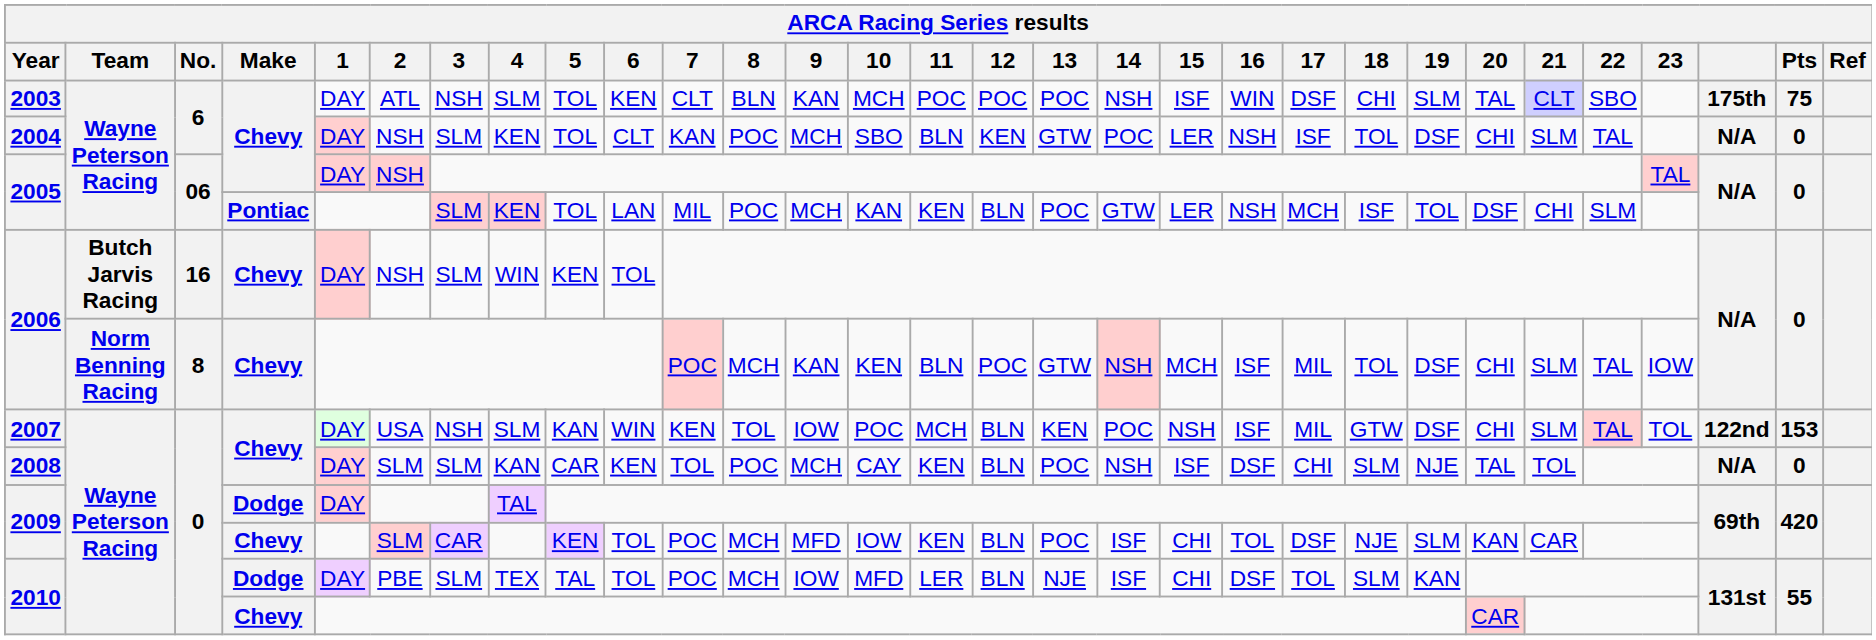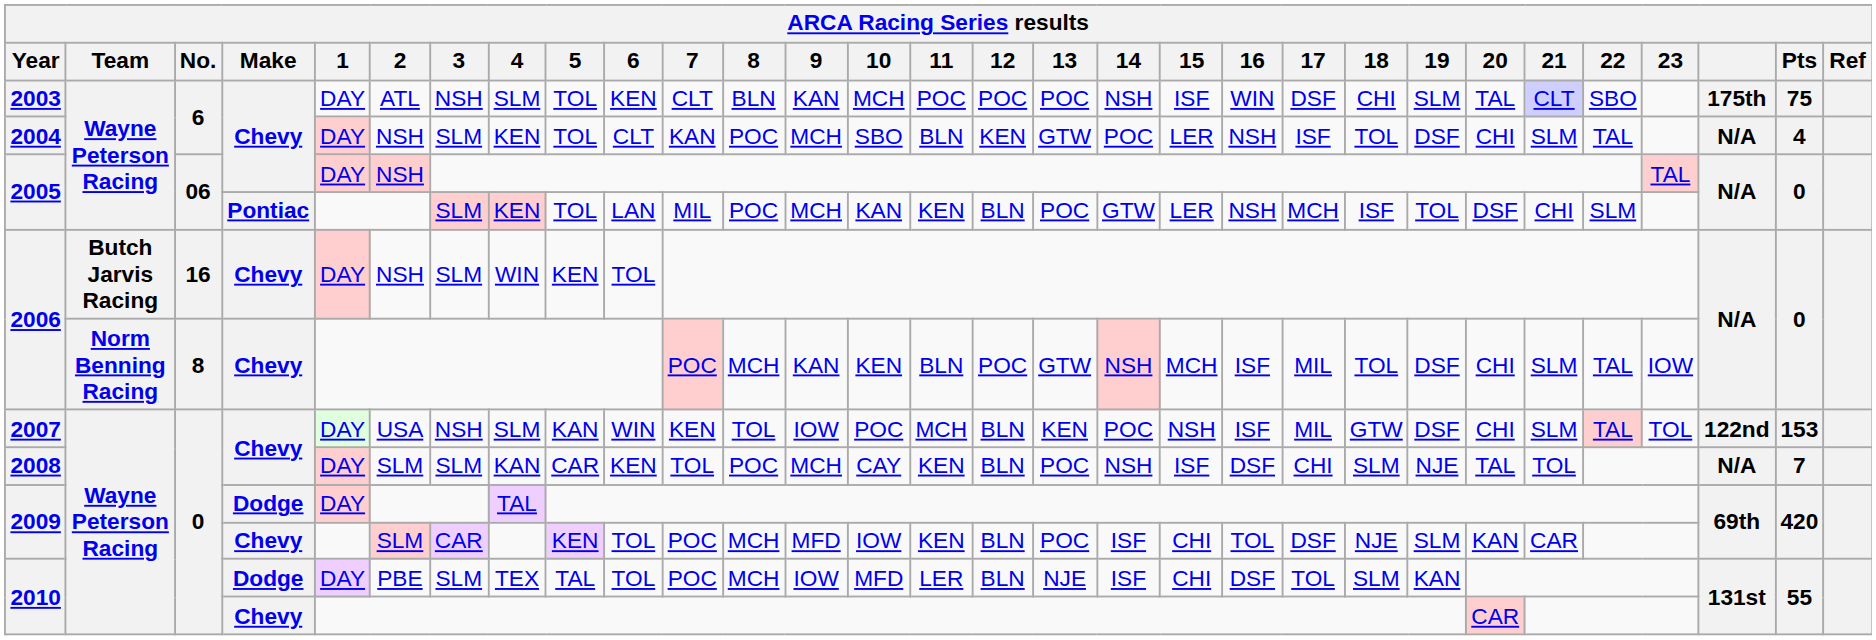(1799, 136) 0 -> (1799, 136) 4
(1799, 466) 0 -> (1799, 466) 7
